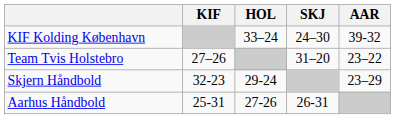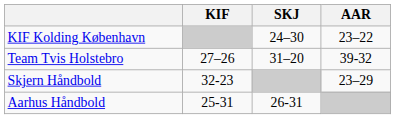- column: (261, 15)
(365, 37) 39-32 -> (356, 37) 23–22
(365, 59) 23–22 -> (356, 59) 39-32
